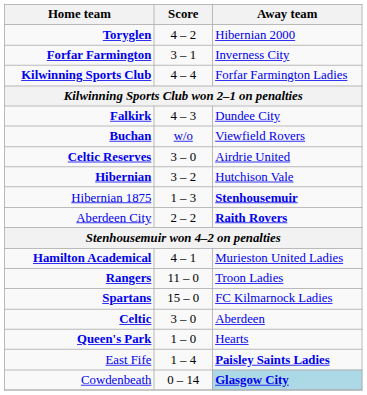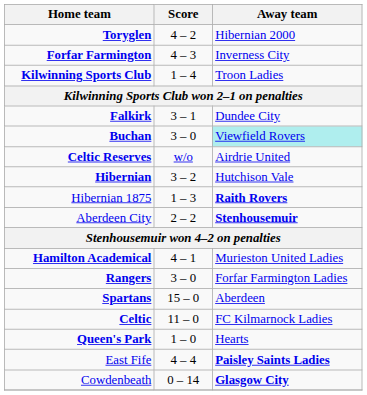(183, 55) 3 – 1 -> (183, 55) 4 – 3
(183, 75) 4 – 4 -> (183, 75) 1 – 4
(281, 75) Forfar Farmington Ladies -> (249, 75) Troon Ladies
(183, 116) 4 – 3 -> (183, 116) 3 – 1
(183, 136) w/o -> (183, 136) 3 – 0
(260, 136) no background -> (260, 136) paleturquoise background
(183, 156) 3 – 0 -> (183, 156) w/o
(256, 197) Stenhousemuir -> (251, 197) Raith Rovers
(251, 217) Raith Rovers -> (256, 217) Stenhousemuir
(183, 278) 11 – 0 -> (183, 278) 3 – 0
(249, 278) Troon Ladies -> (281, 278) Forfar Farmington Ladies
(274, 298) FC Kilmarnock Ladies -> (240, 298) Aberdeen
(183, 319) 3 – 0 -> (183, 319) 11 – 0
(240, 319) Aberdeen -> (274, 319) FC Kilmarnock Ladies
(183, 359) 1 – 4 -> (183, 359) 4 – 4
(252, 380) lightblue background -> (252, 380) no background
